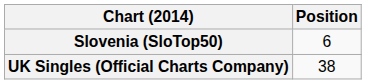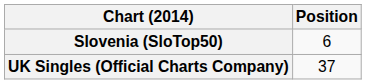(327, 66) 38 -> (327, 66) 37
